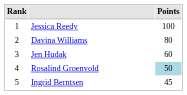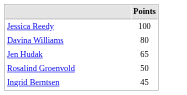- column: (17, 12)
(168, 54) 60 -> (145, 54) 65
(168, 68) lightblue background -> (145, 68) no background
